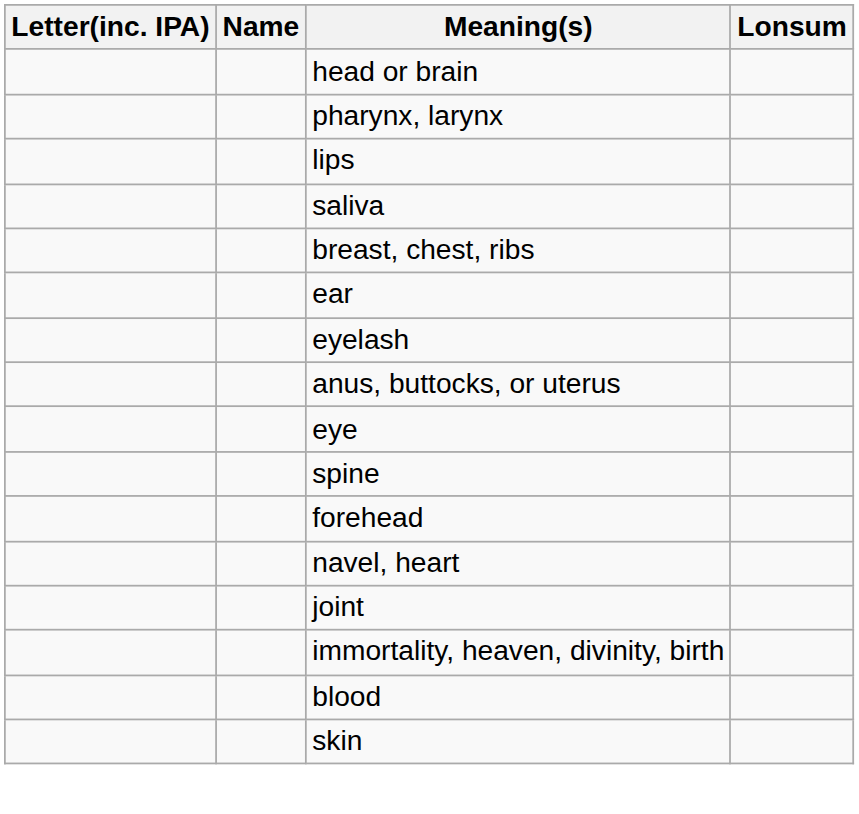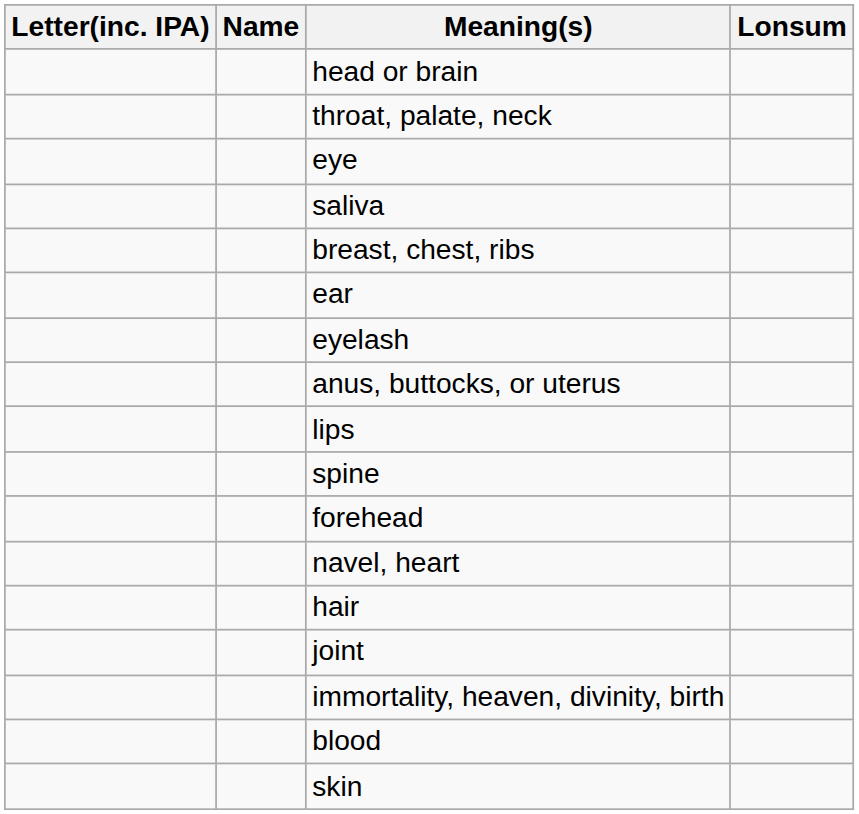+ row: (432, 116)
- row: (408, 116)
rows swapped: (333, 160) <-> (335, 428)
+ row: (336, 607)
